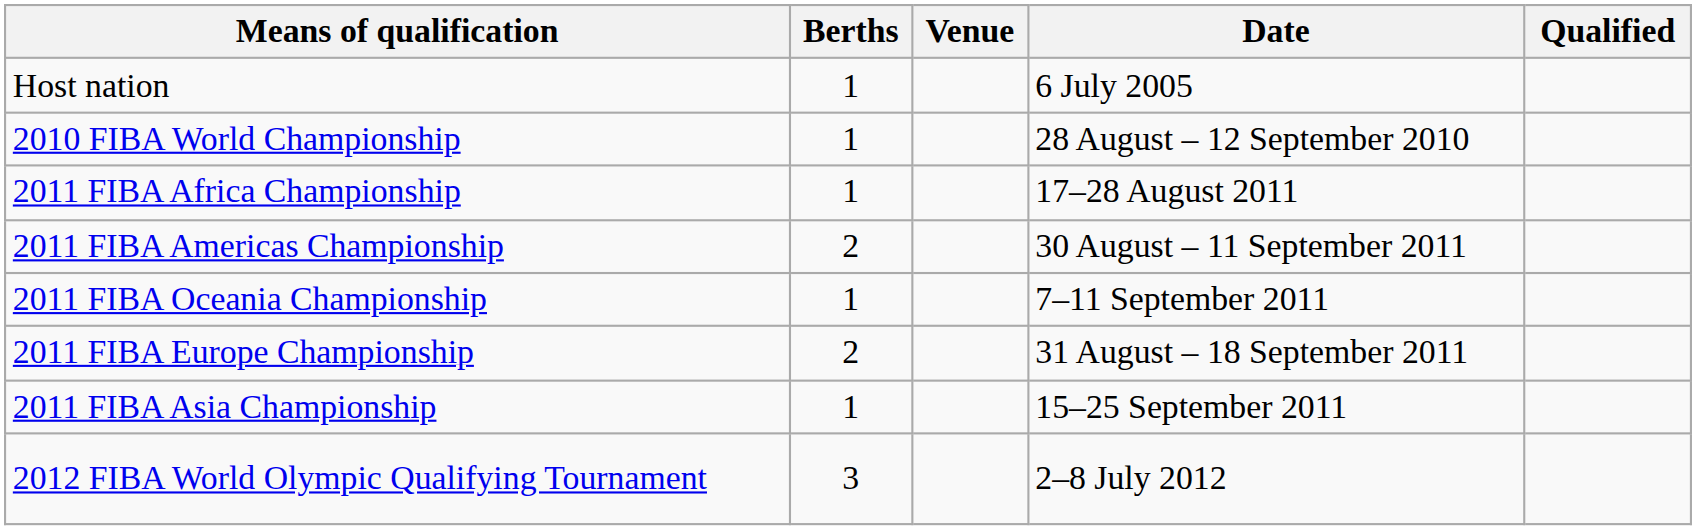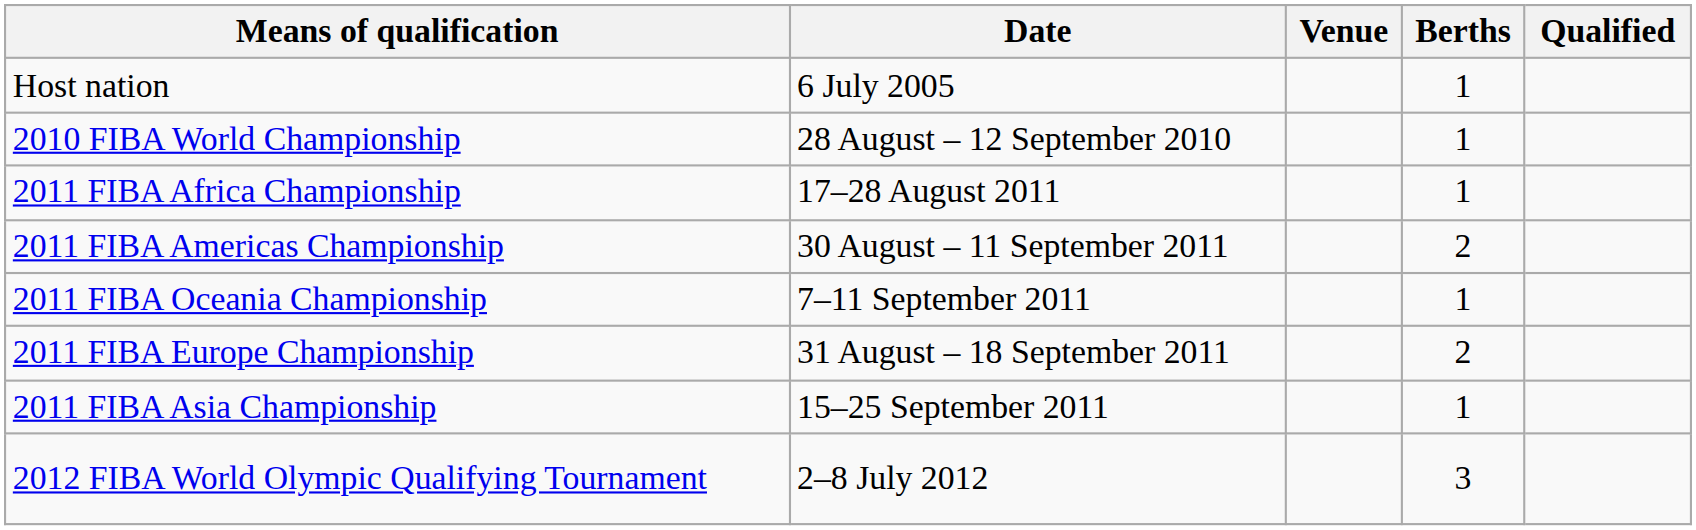columns swapped: (1276, 31) <-> (851, 31)
